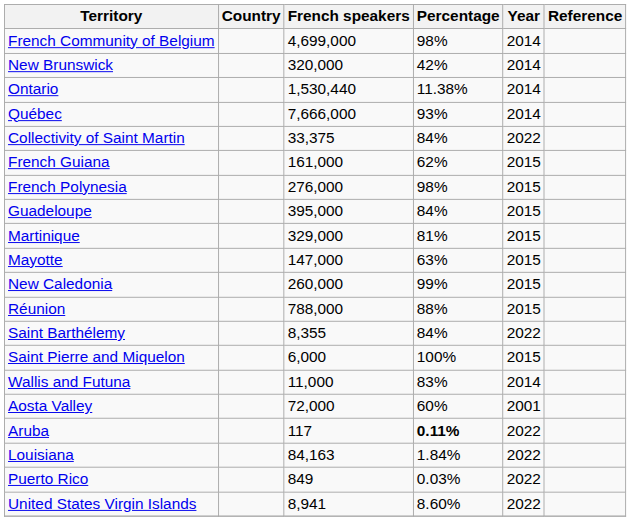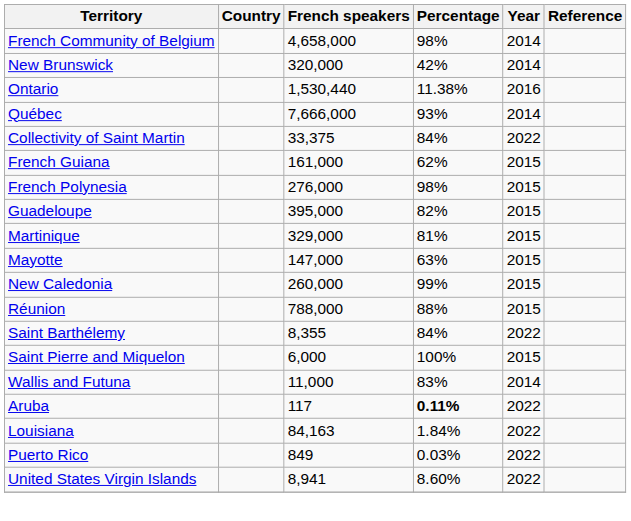(322, 41) 4,699,000 -> (322, 41) 4,658,000
(524, 89) 2014 -> (524, 89) 2016
(432, 211) 84% -> (432, 211) 82%
- row: (50, 406)
